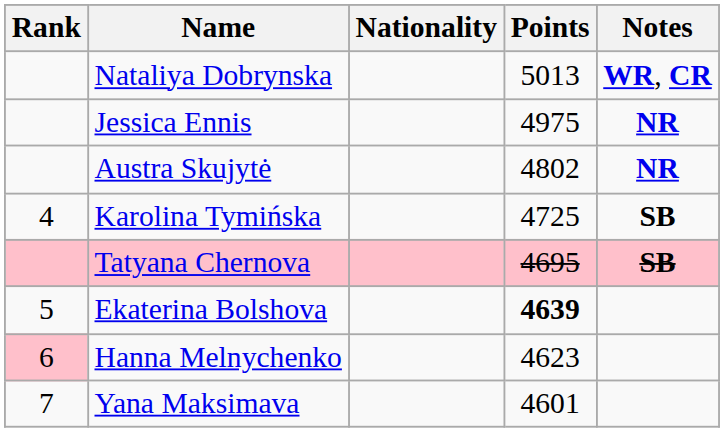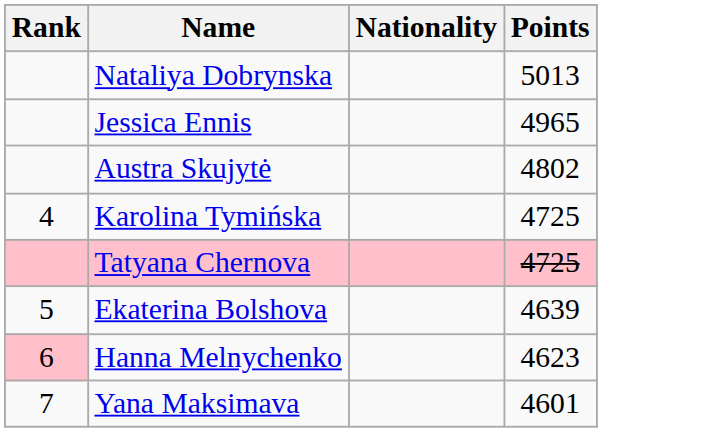- column: (657, 27)
(550, 121) 4975 -> (550, 121) 4965
(550, 262) 4695 -> (550, 262) 4725
(550, 309) bold -> (550, 309) normal
